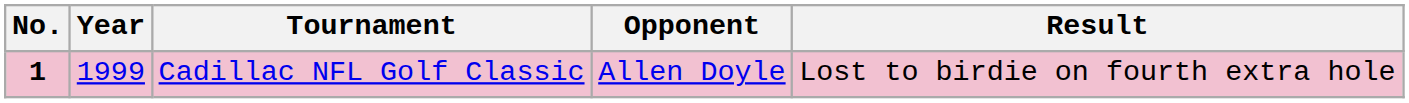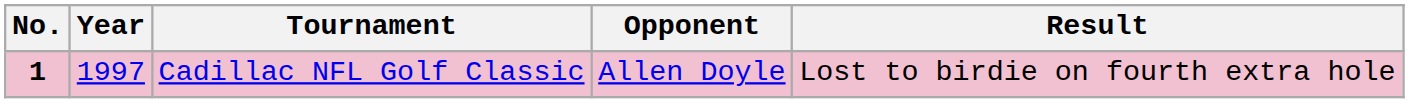(111, 74) 1999 -> (111, 74) 1997
